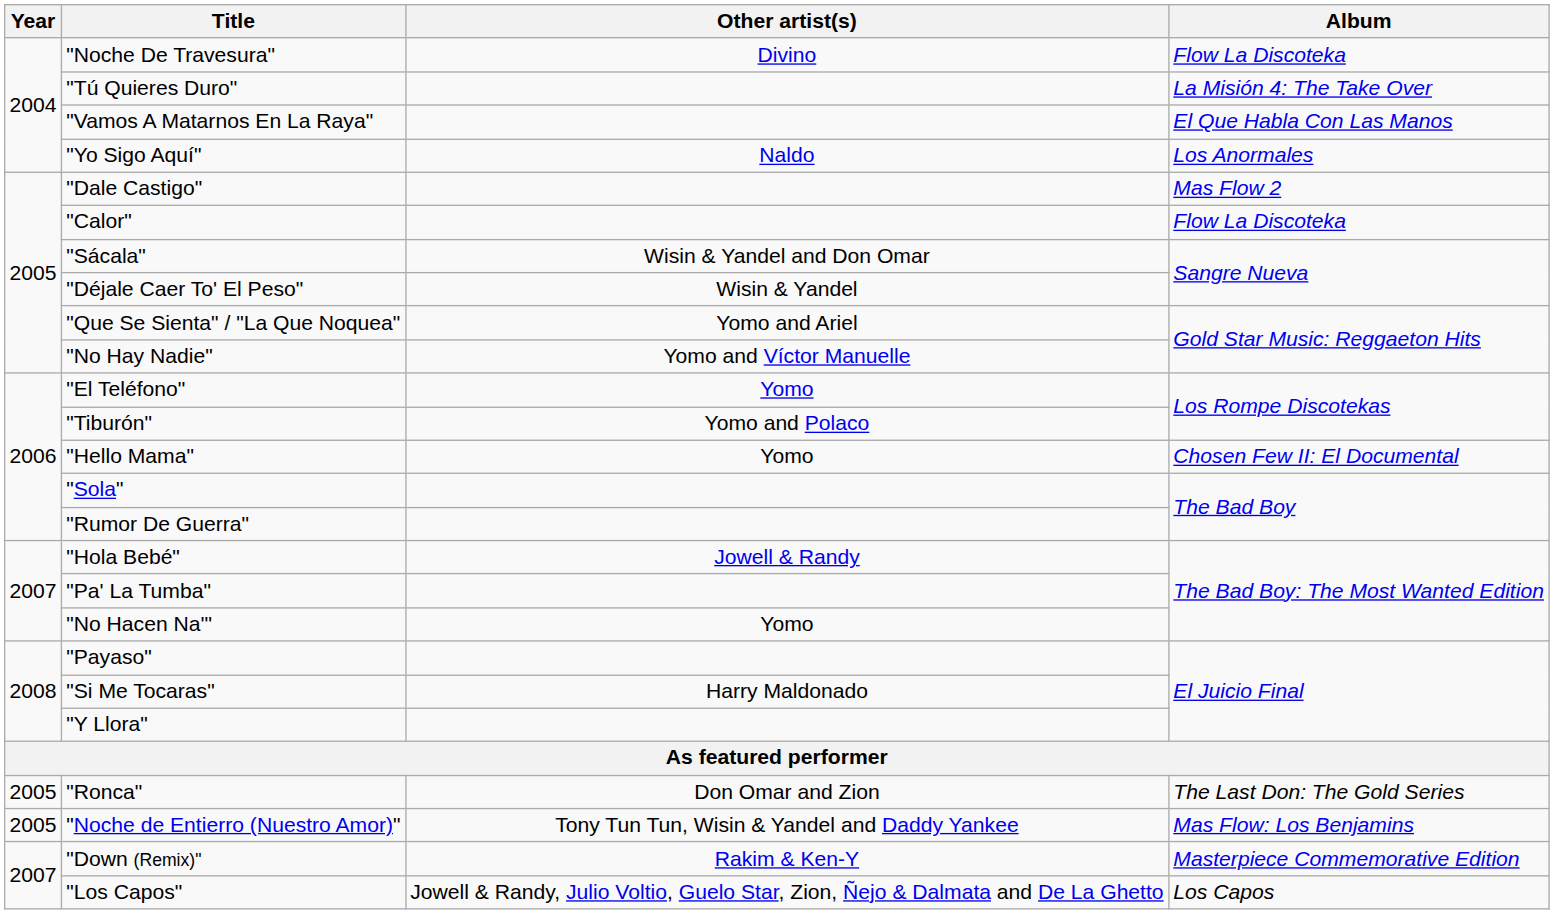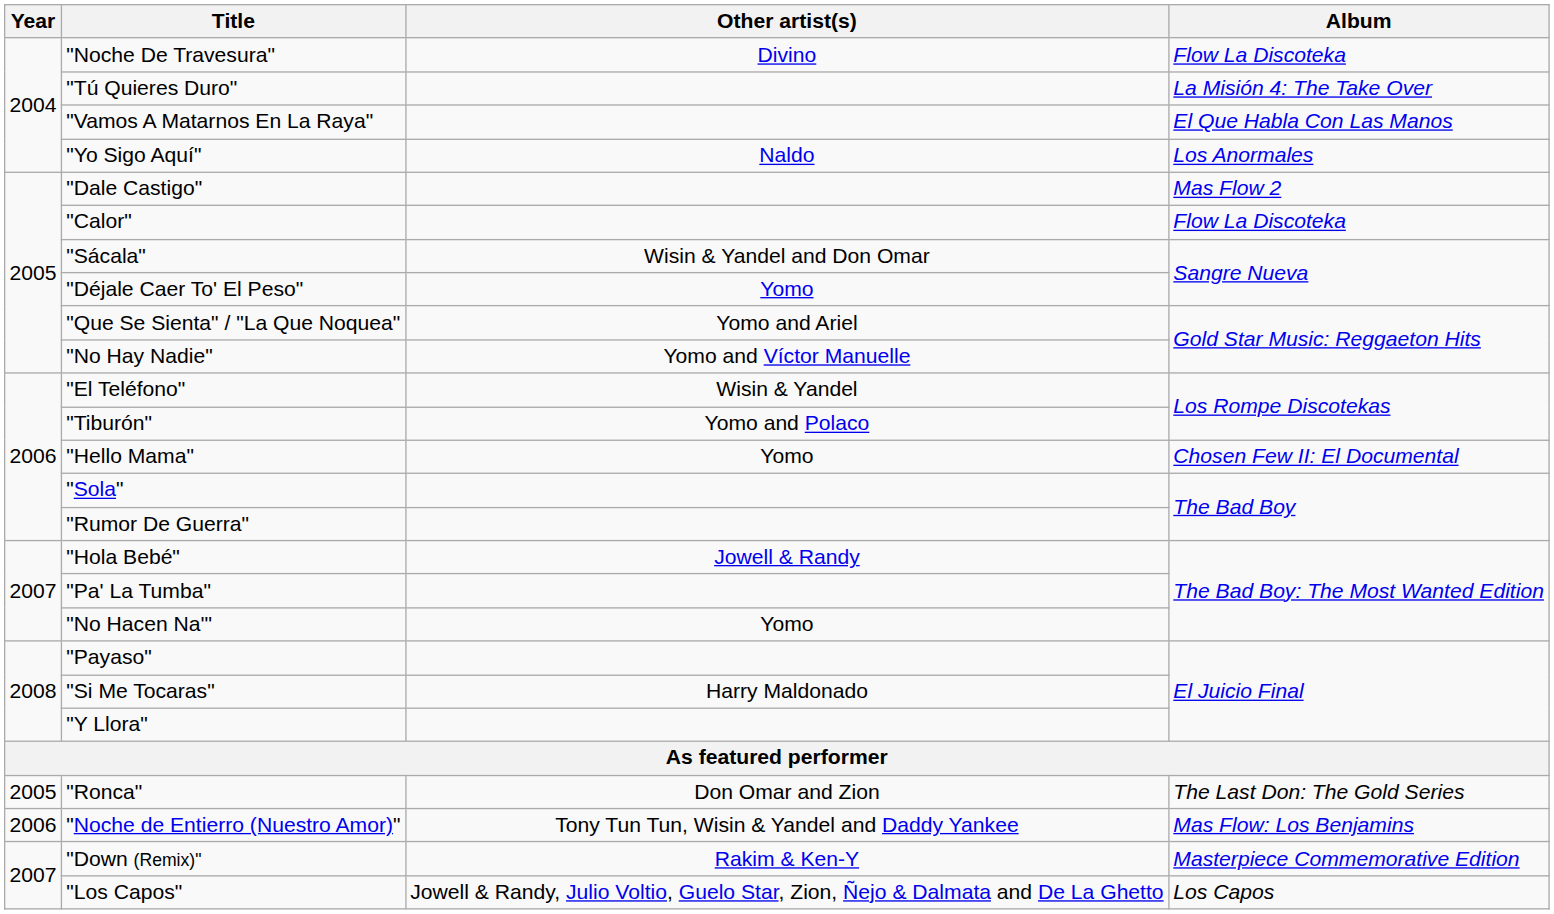(787, 289) Wisin & Yandel -> (787, 289) Yomo
(787, 389) Yomo -> (787, 389) Wisin & Yandel
(33, 825) 2005 -> (33, 825) 2006
